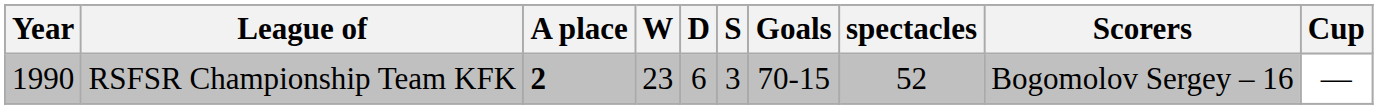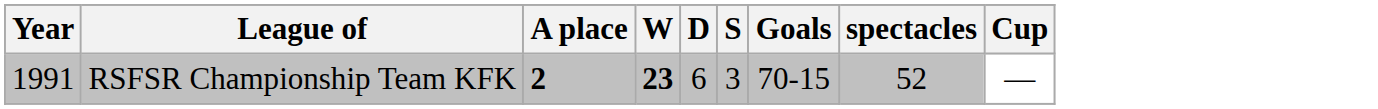- column: (1142, 29)
(43, 78) 1990 -> (43, 78) 1991
(658, 78) normal -> (658, 78) bold
